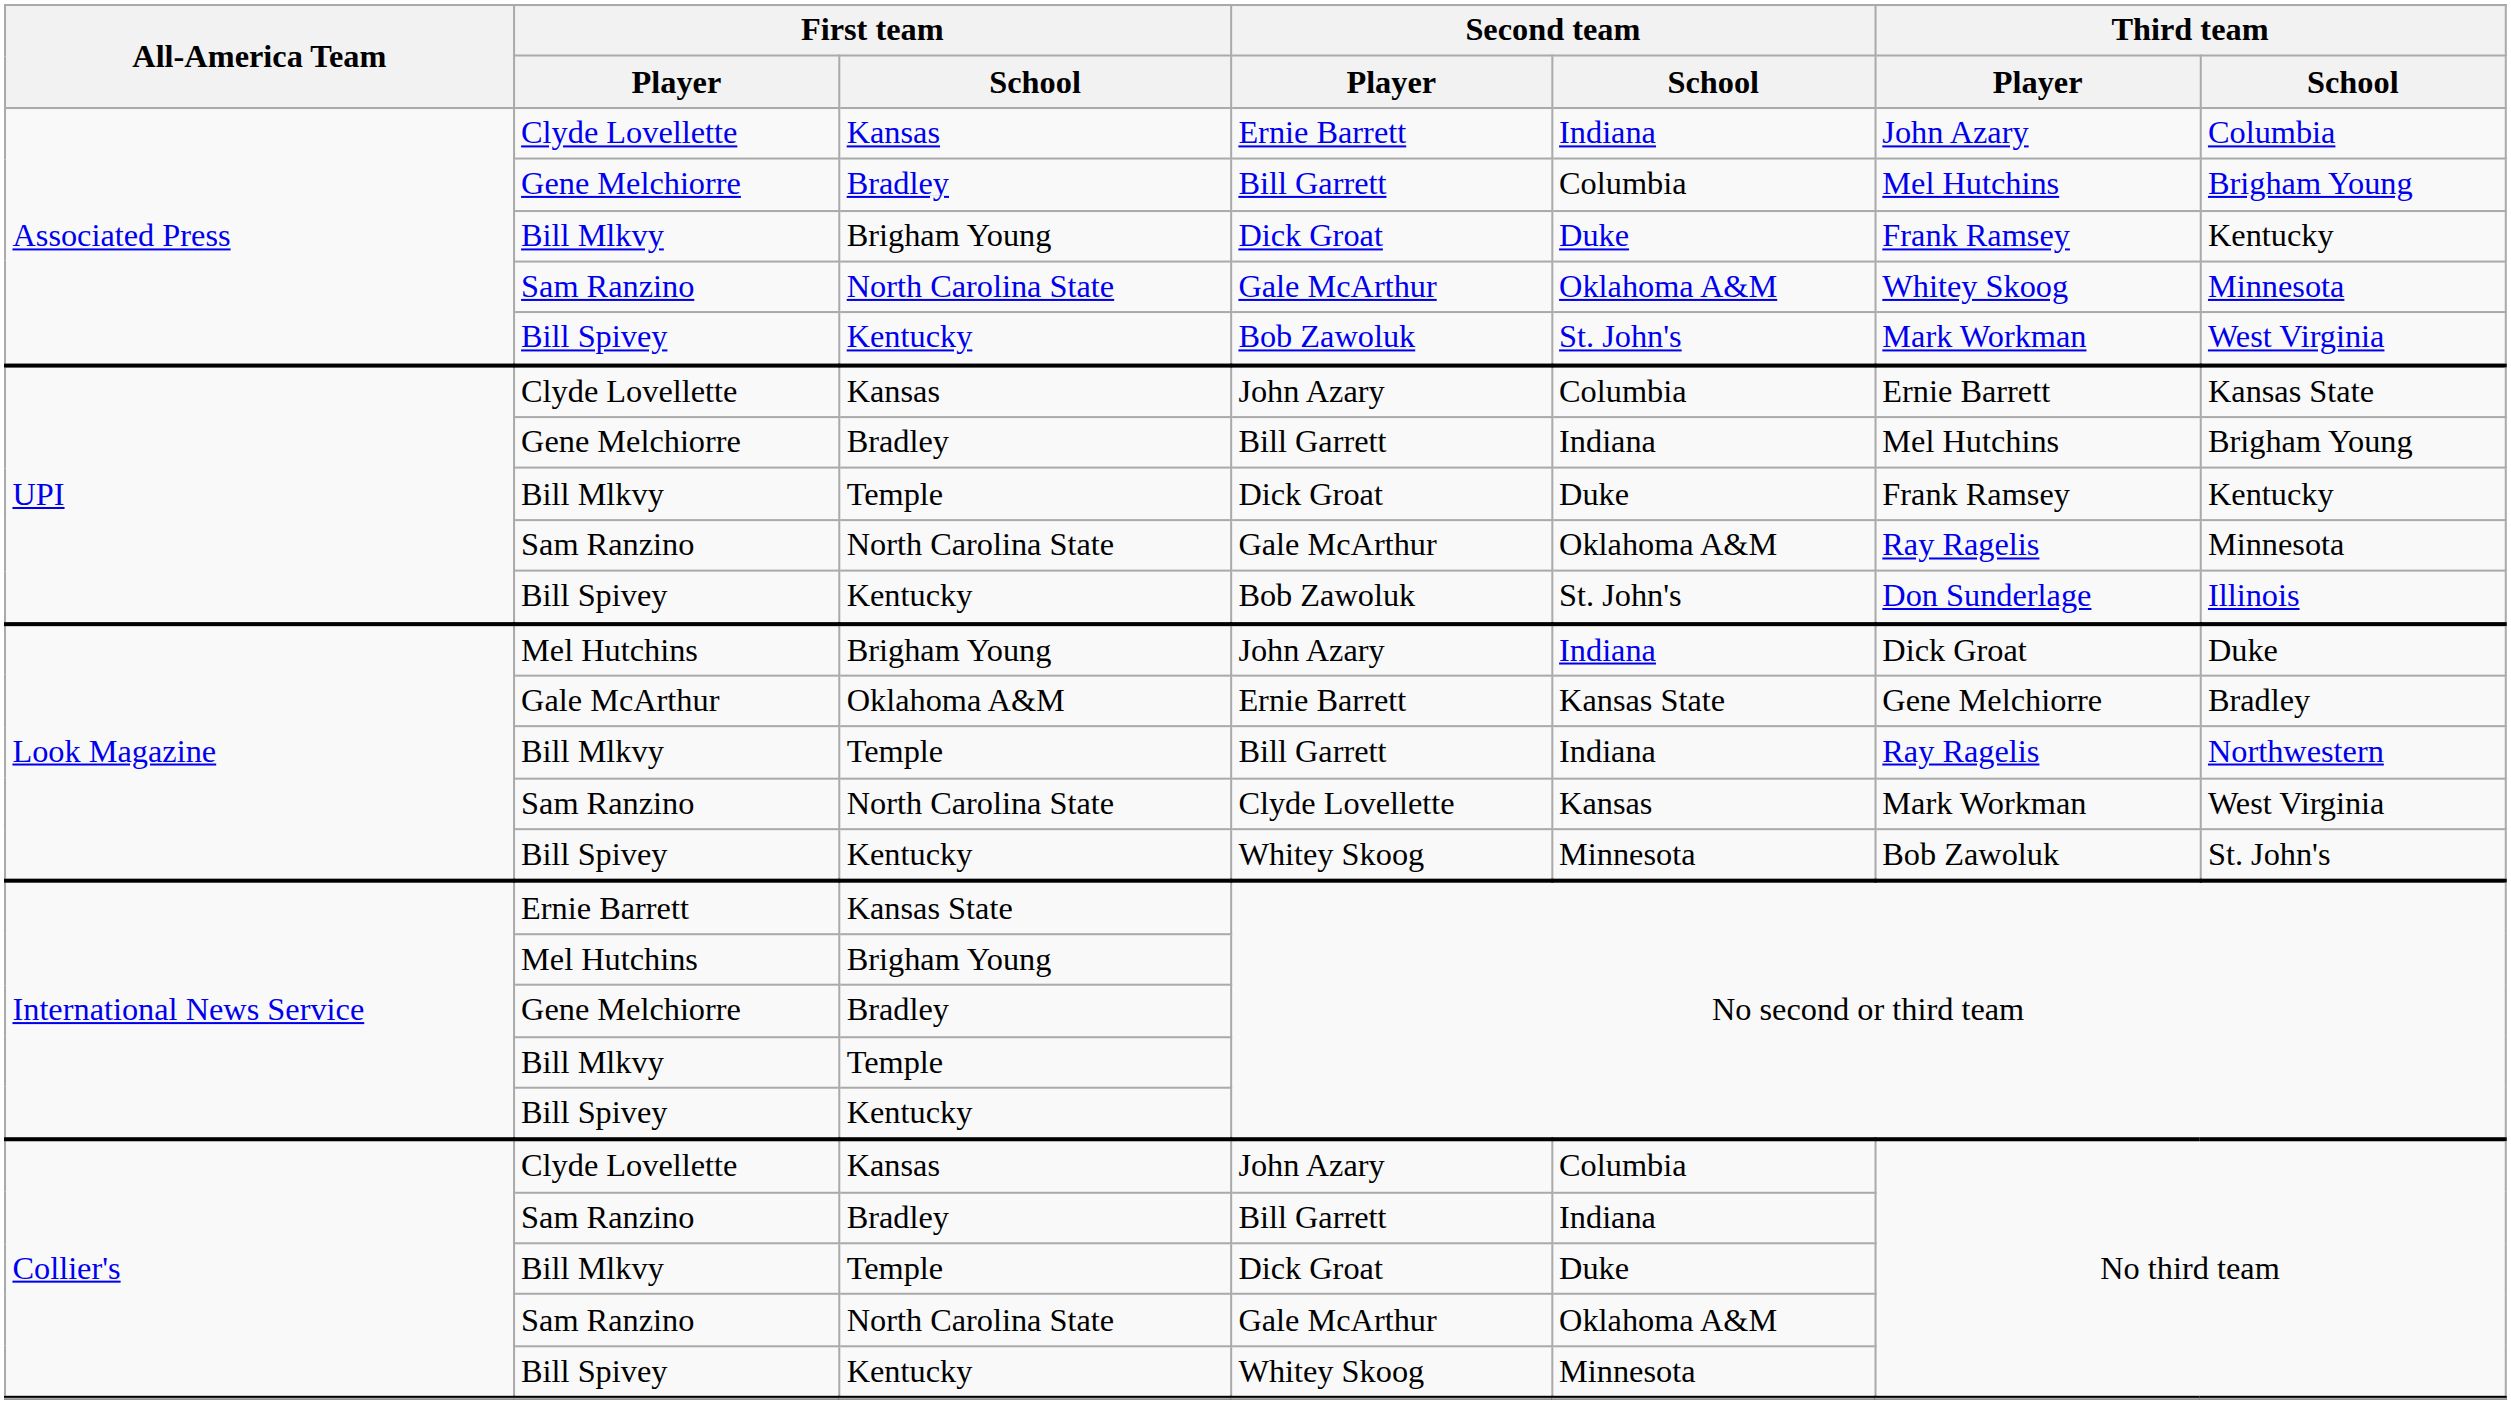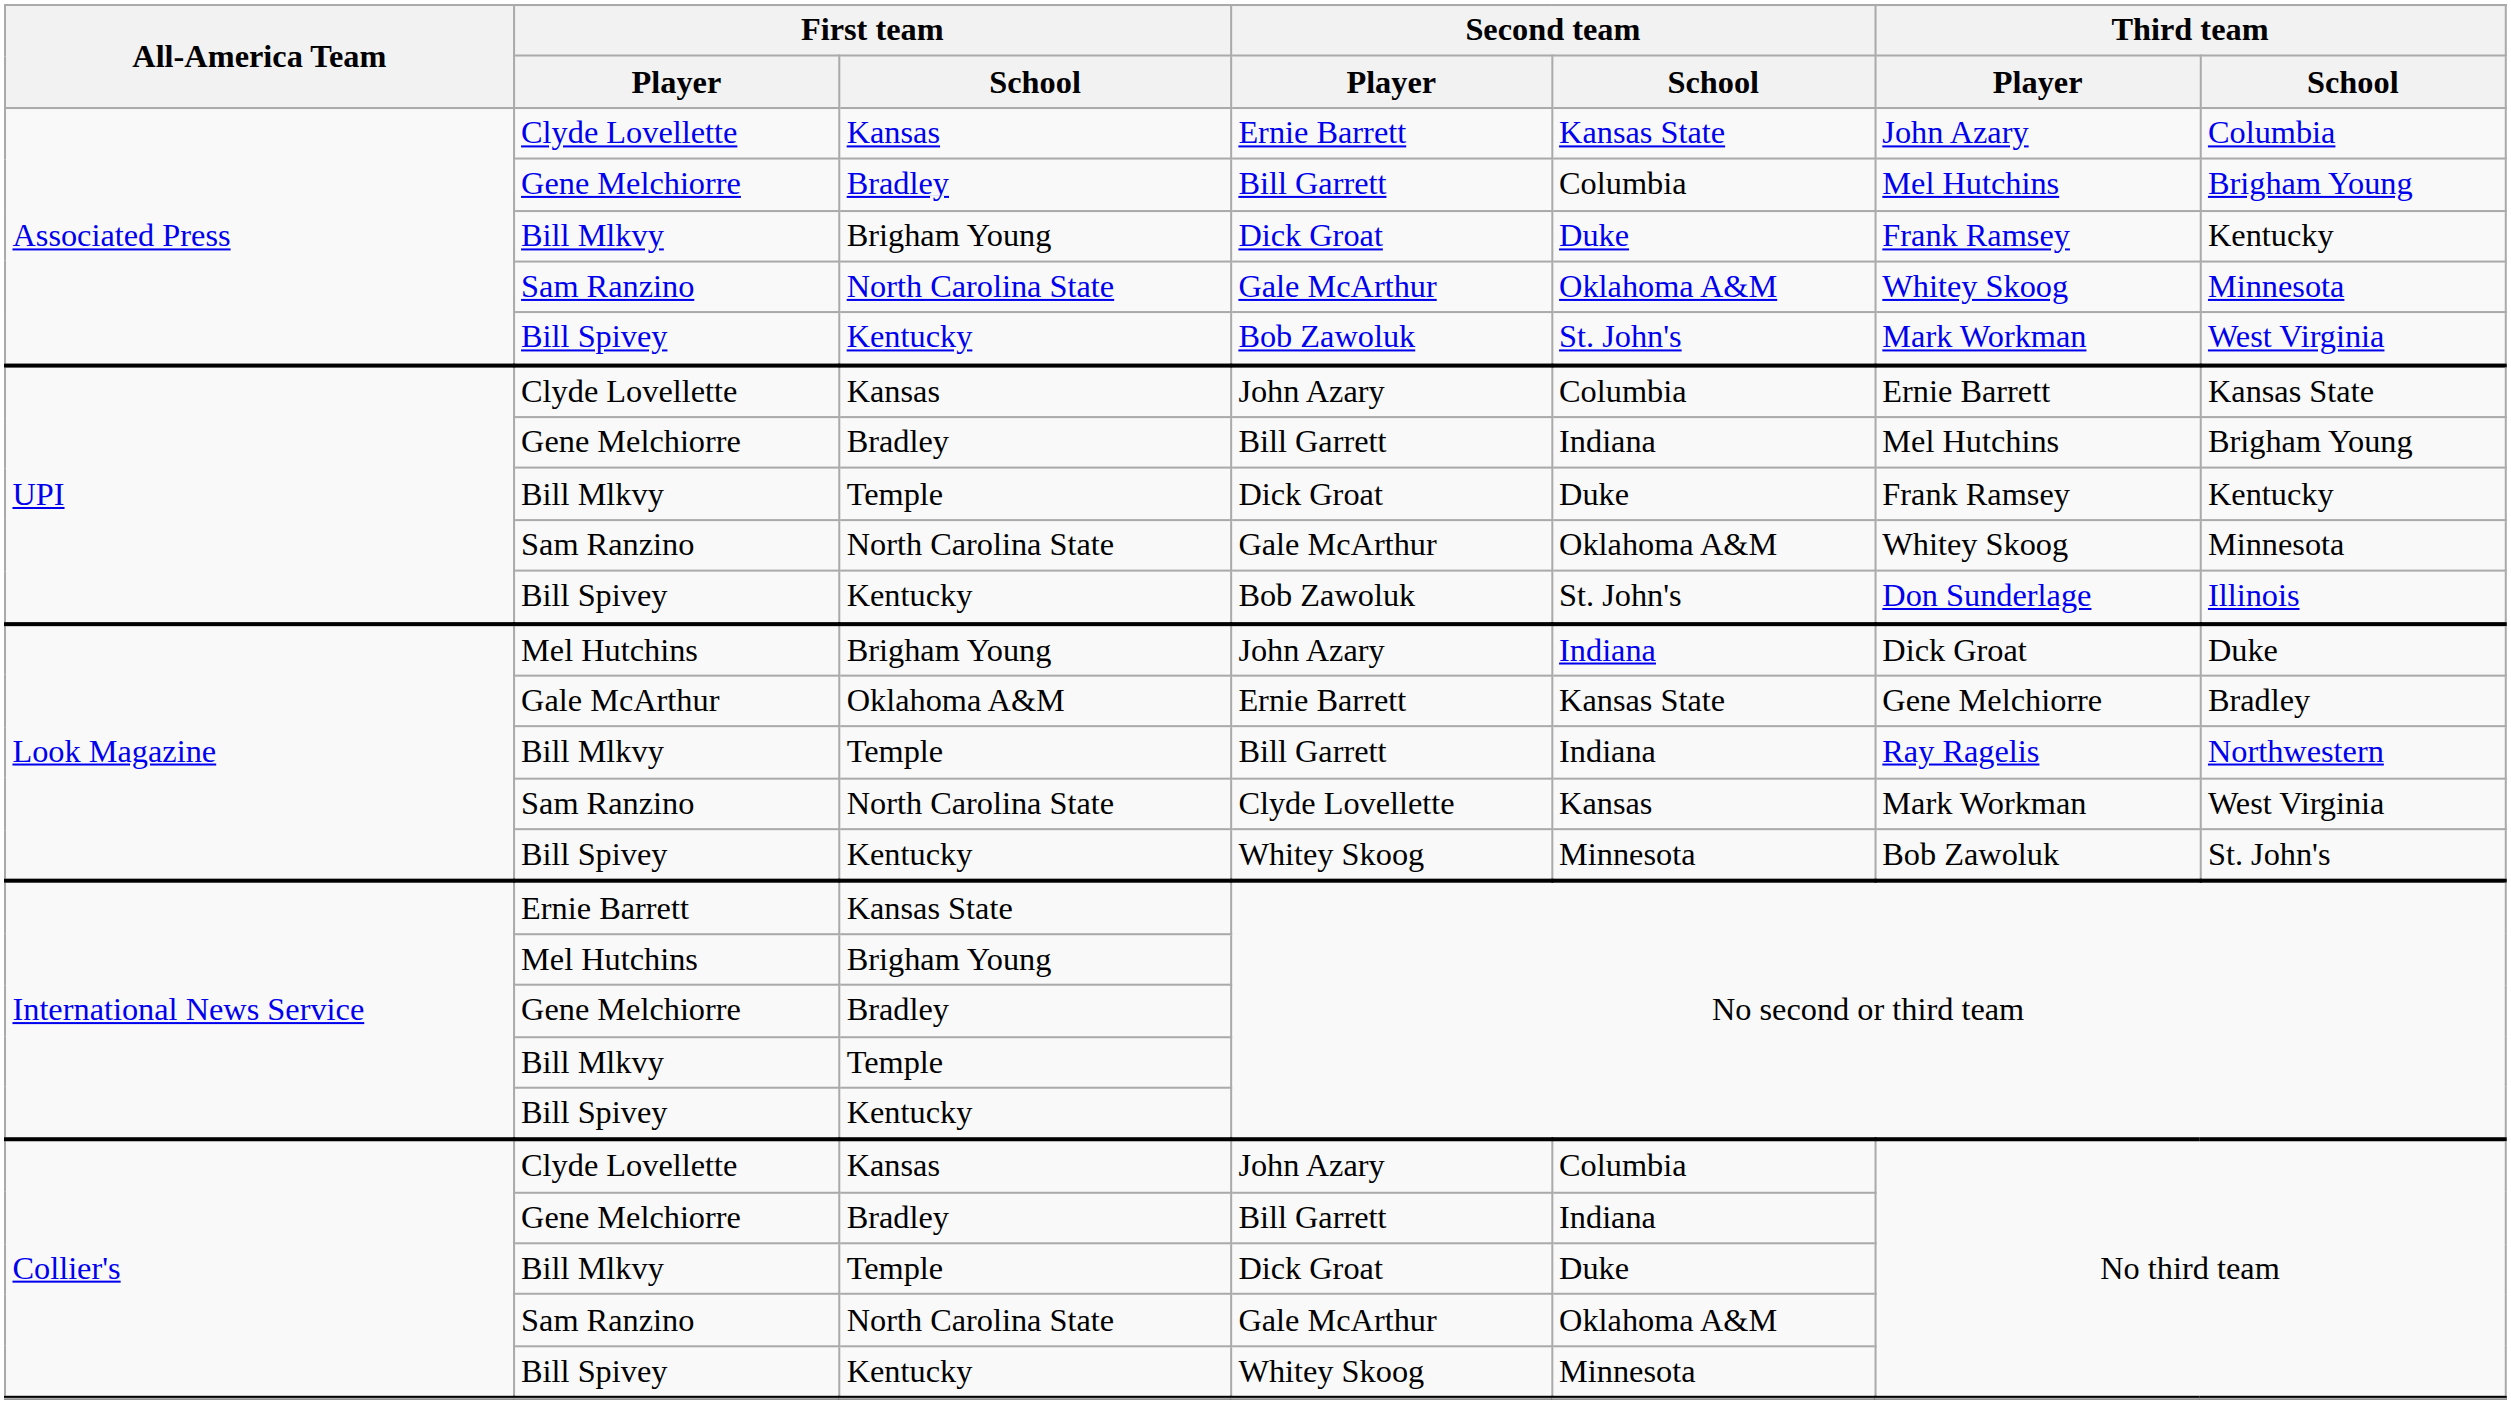(1608, 132) Indiana -> (1642, 132) Kansas State
(1961, 544) Ray Ragelis -> (1975, 544) Whitey Skoog
(608, 1217) Sam Ranzino -> (631, 1217) Gene Melchiorre
